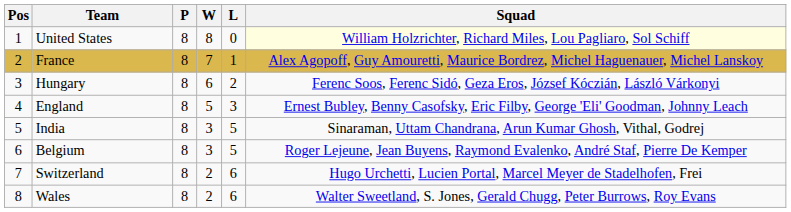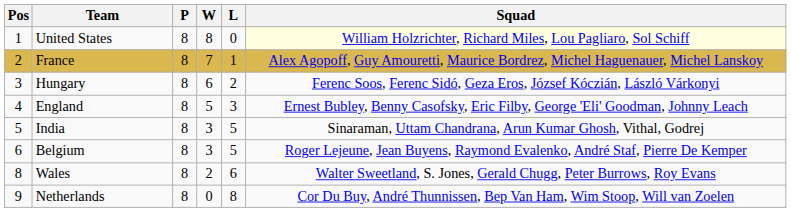- row: (70, 173)
+ row: (70, 196)
